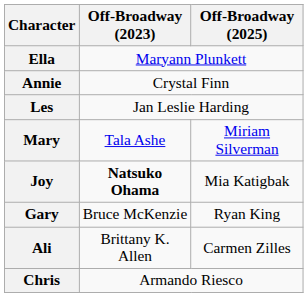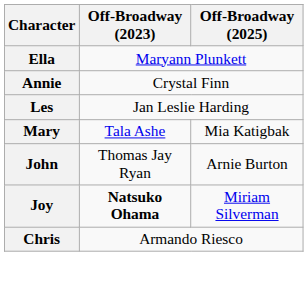(247, 140) Miriam Silverman -> (247, 131) Mia Katigbak
+ row: (42, 164)
(247, 181) Mia Katigbak -> (247, 206) Miriam Silverman
- row: (42, 214)
- row: (42, 247)
